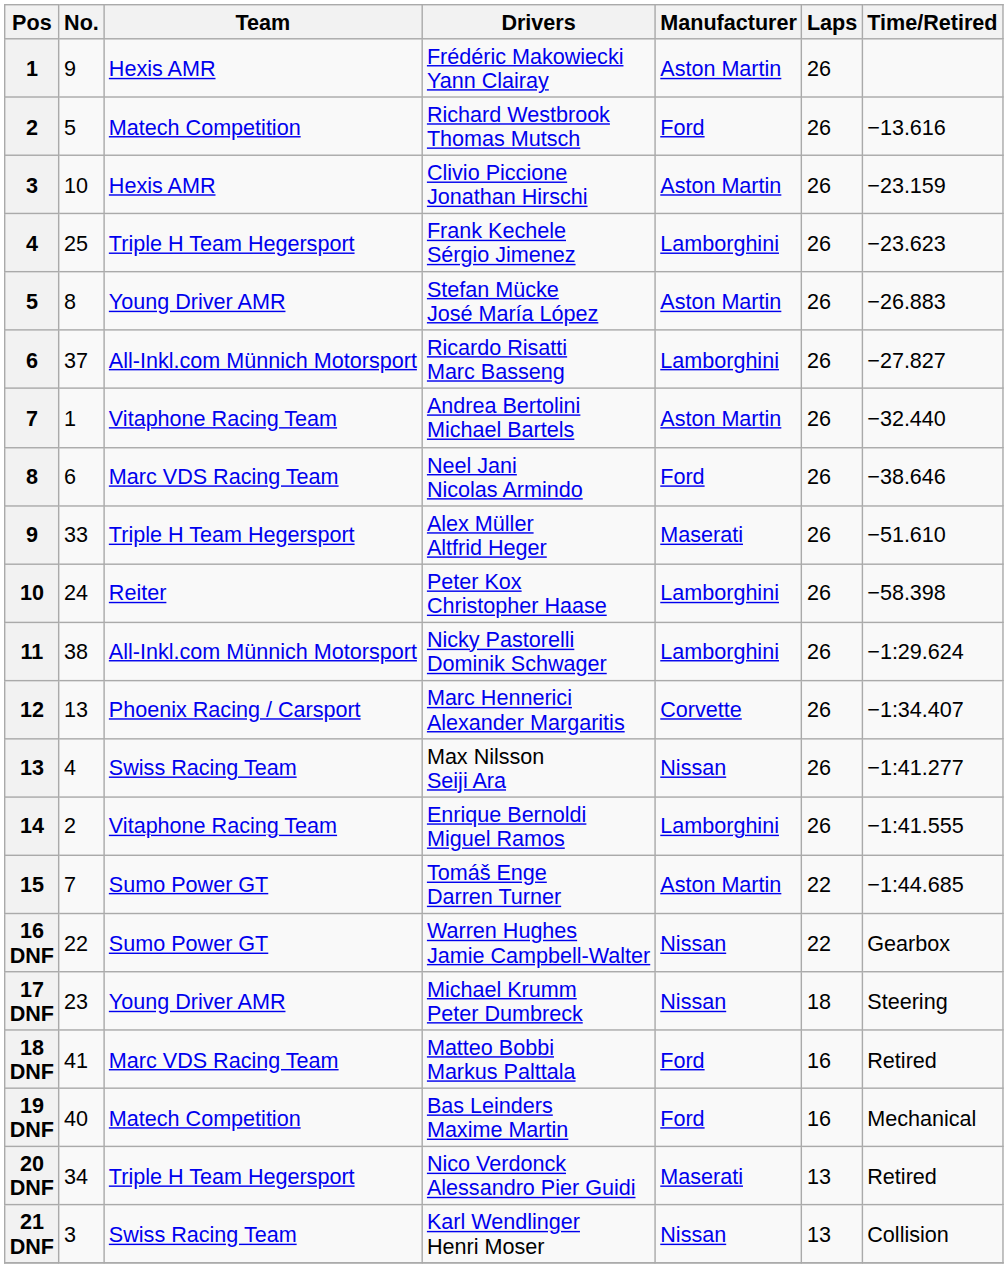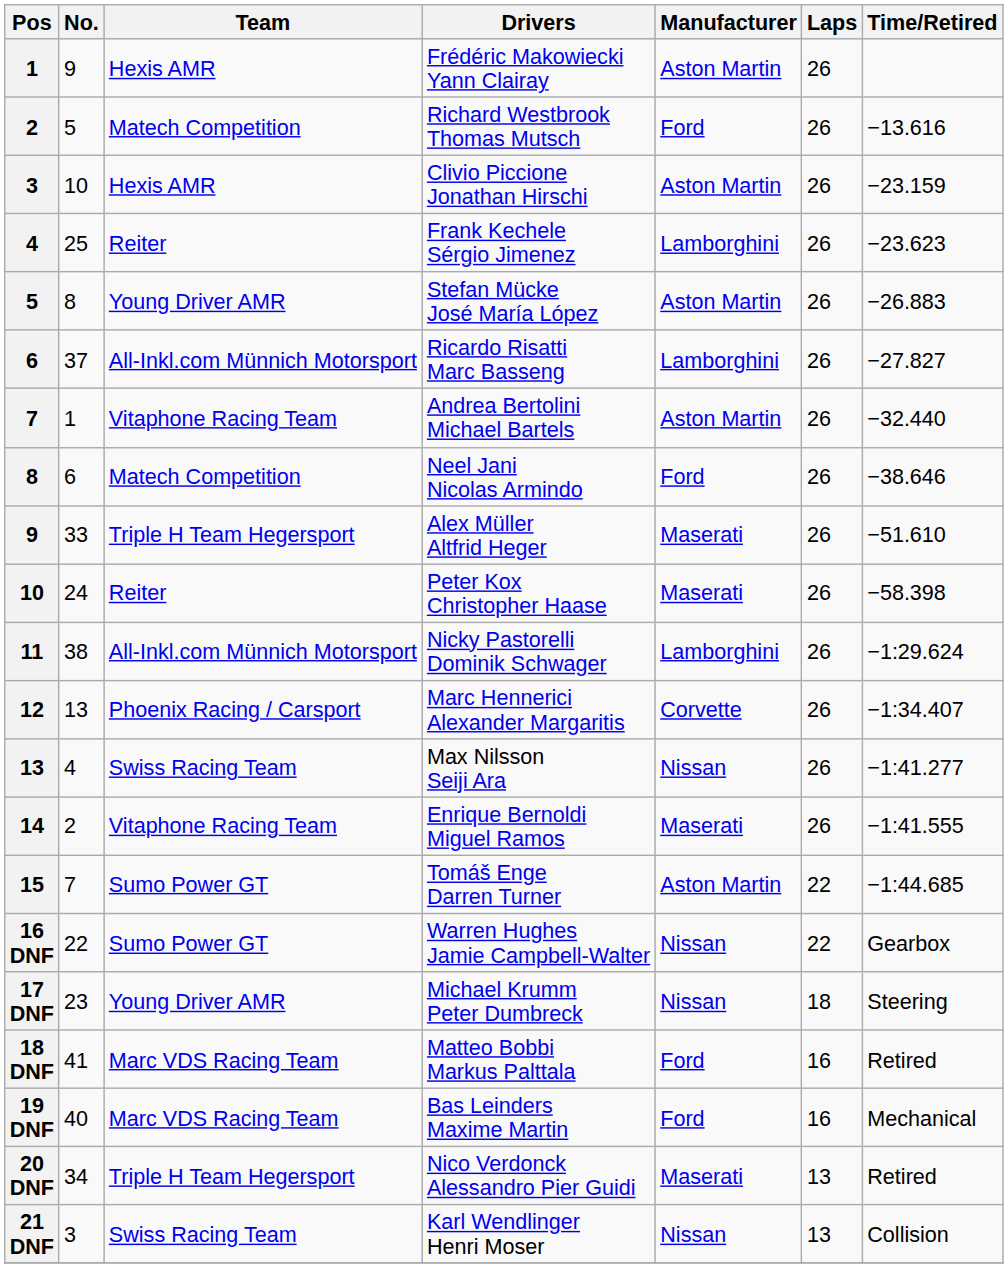(232, 243) Triple H Team Hegersport -> (138, 243) Reiter
(224, 476) Marc VDS Racing Team -> (205, 476) Matech Competition
(720, 593) Lamborghini -> (702, 593) Maserati
(720, 826) Lamborghini -> (702, 826) Maserati
(205, 1118) Matech Competition -> (224, 1118) Marc VDS Racing Team
